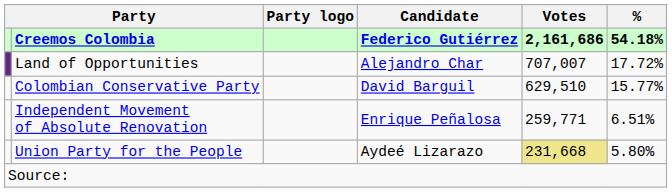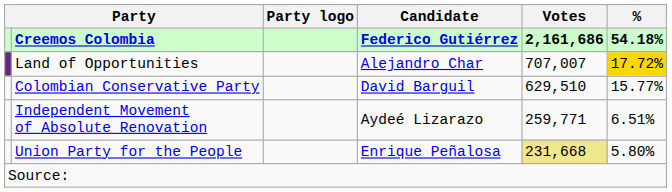(637, 64) no background -> (637, 64) gold background
(431, 120) Enrique Peñalosa -> (422, 120) Aydeé Lizarazo
(422, 152) Aydeé Lizarazo -> (431, 152) Enrique Peñalosa
